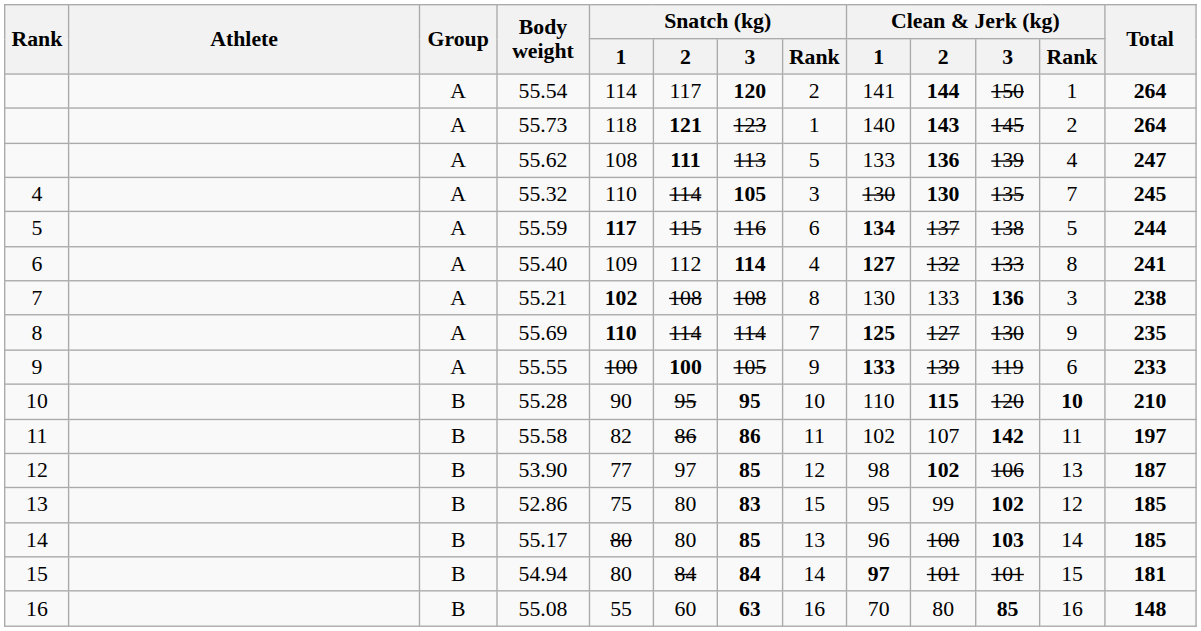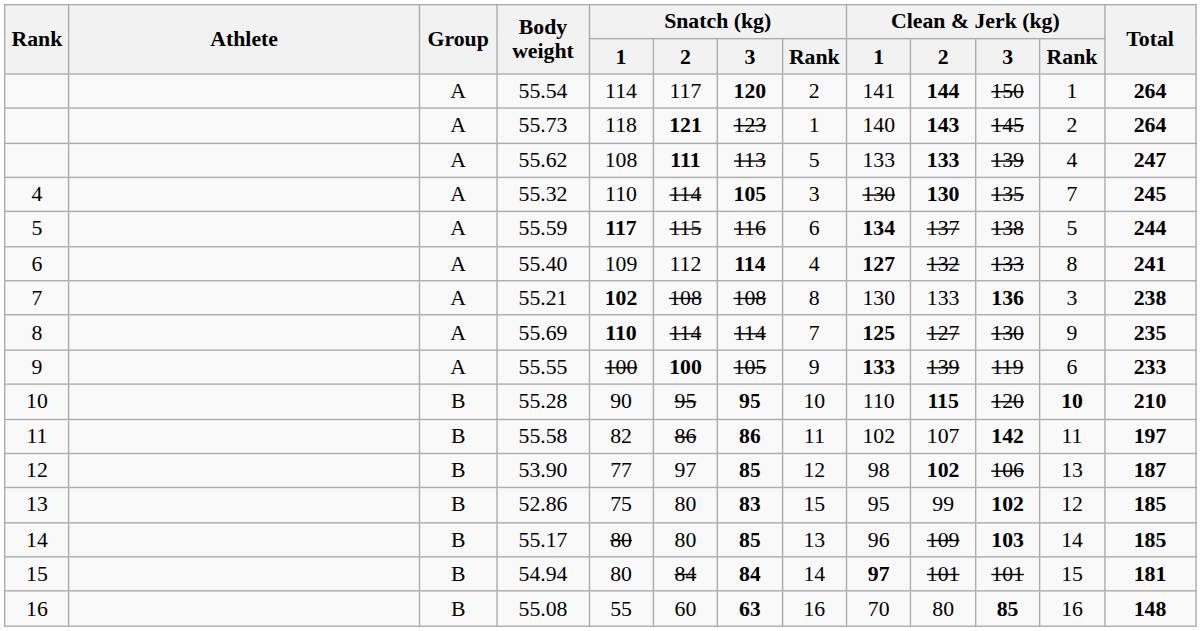(943, 159) 136 -> (943, 159) 133
(943, 539) 100 -> (943, 539) 109
